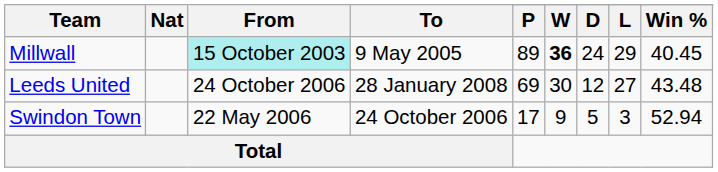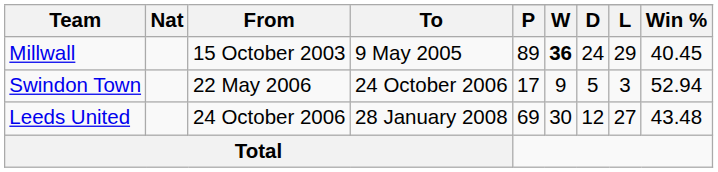(269, 53) paleturquoise background -> (269, 53) no background
rows swapped: (75, 118) <-> (70, 85)
